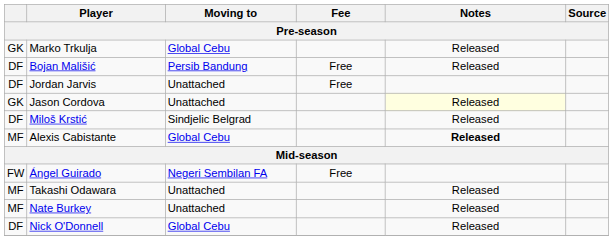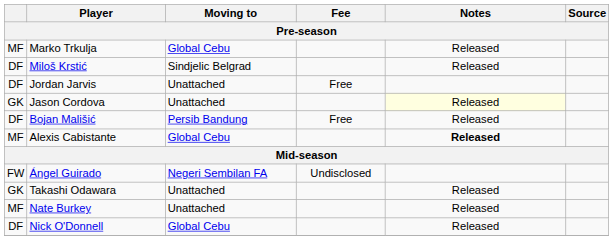(16, 48) GK -> (16, 48) MF
rows swapped: (62, 66) <-> (58, 119)
(341, 173) Free -> (341, 173) Undisclosed
(16, 191) MF -> (16, 191) GK
